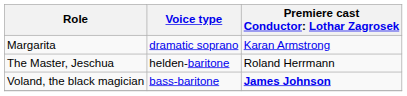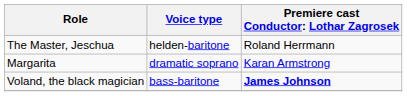rows swapped: (60, 63) <-> (31, 44)
